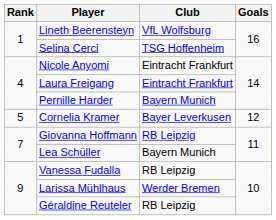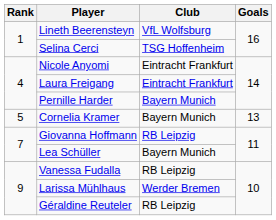(187, 118) Bayer Leverkusen -> (179, 118) Bayern Munich
(253, 118) 12 -> (253, 118) 13
